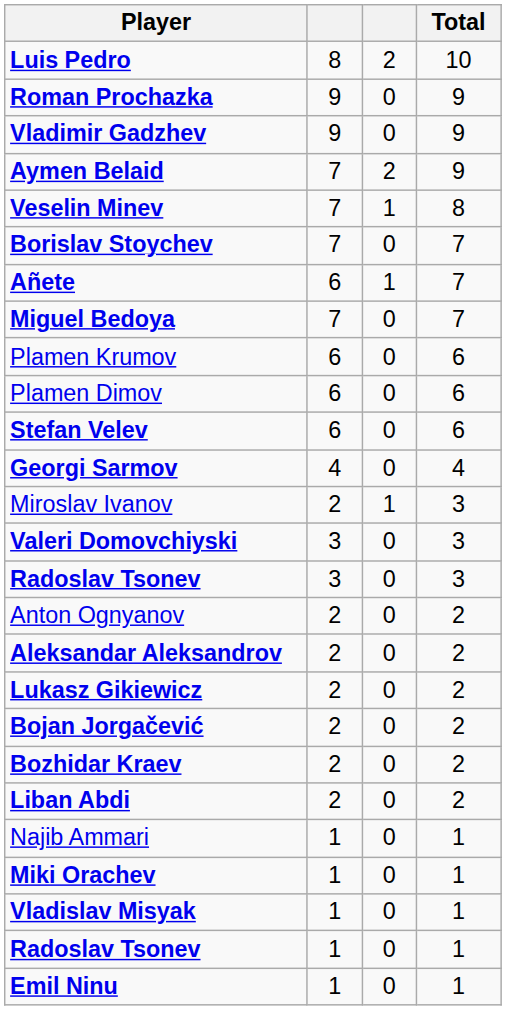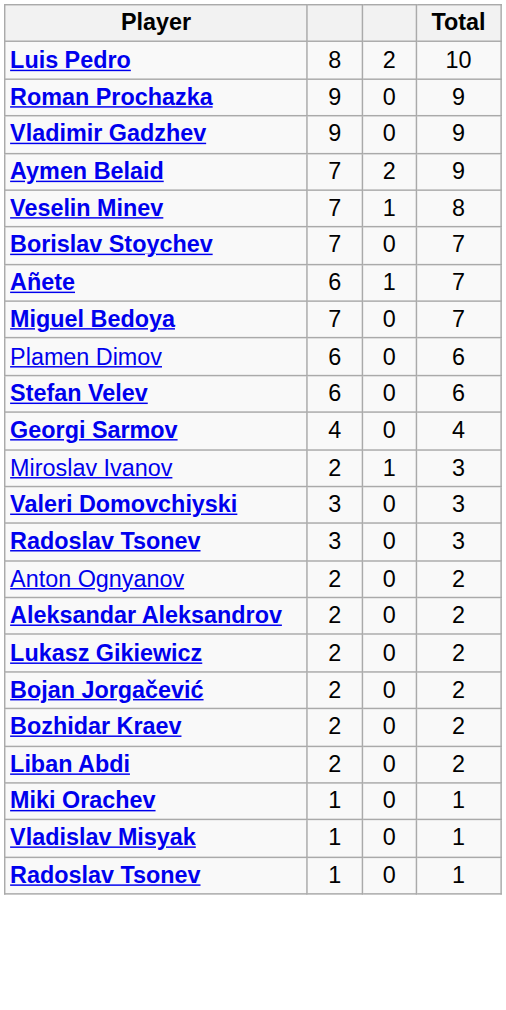- row: (93, 356)
- row: (80, 838)
- row: (64, 986)
